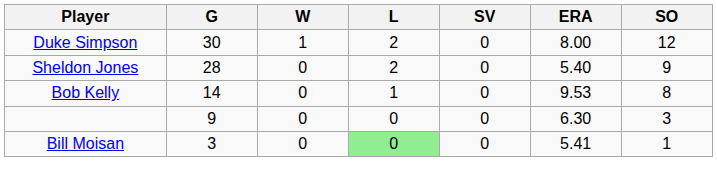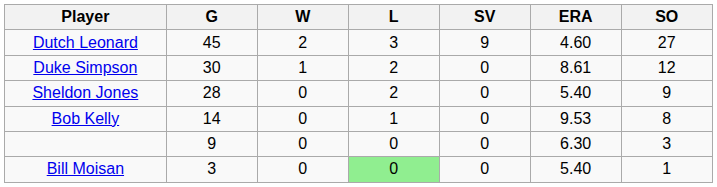+ row: (85, 42)
(576, 42) 8.00 -> (576, 67) 8.61
(576, 144) 5.41 -> (576, 169) 5.40
